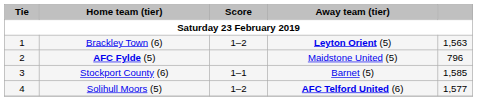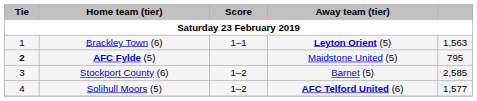(238, 43) 1–2 -> (238, 43) 1–1
(22, 58) normal -> (22, 58) bold
(455, 58) 796 -> (455, 58) 795
(238, 73) 1–1 -> (238, 73) 1–2
(455, 73) 1,585 -> (455, 73) 2,585
